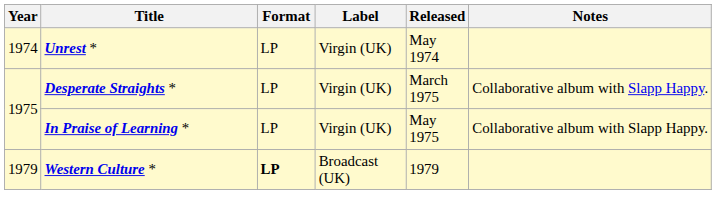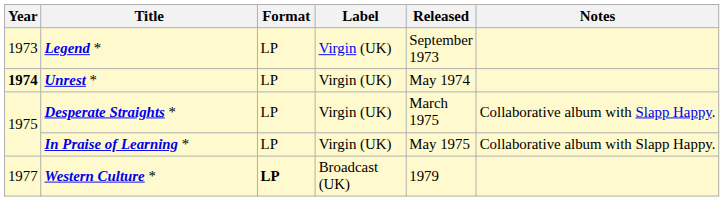+ row: (73, 48)
(23, 48) normal -> (23, 80) bold
(23, 169) 1979 -> (23, 176) 1977
